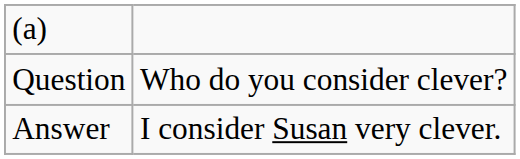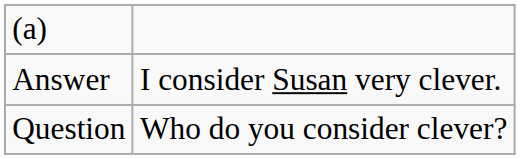rows swapped: (69, 79) <-> (61, 128)
